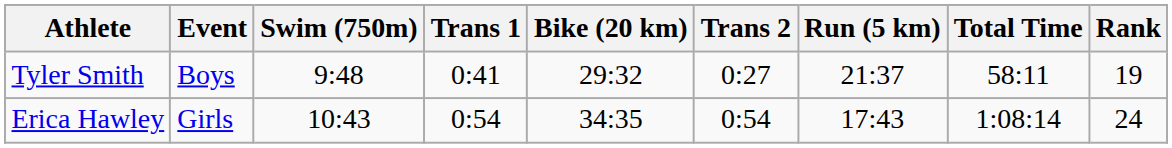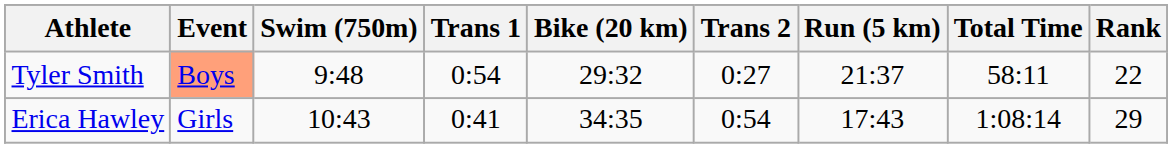(206, 74) no background -> (206, 74) lightsalmon background
(476, 74) 0:41 -> (476, 74) 0:54
(1128, 74) 19 -> (1128, 74) 22
(476, 120) 0:54 -> (476, 120) 0:41
(1128, 120) 24 -> (1128, 120) 29
